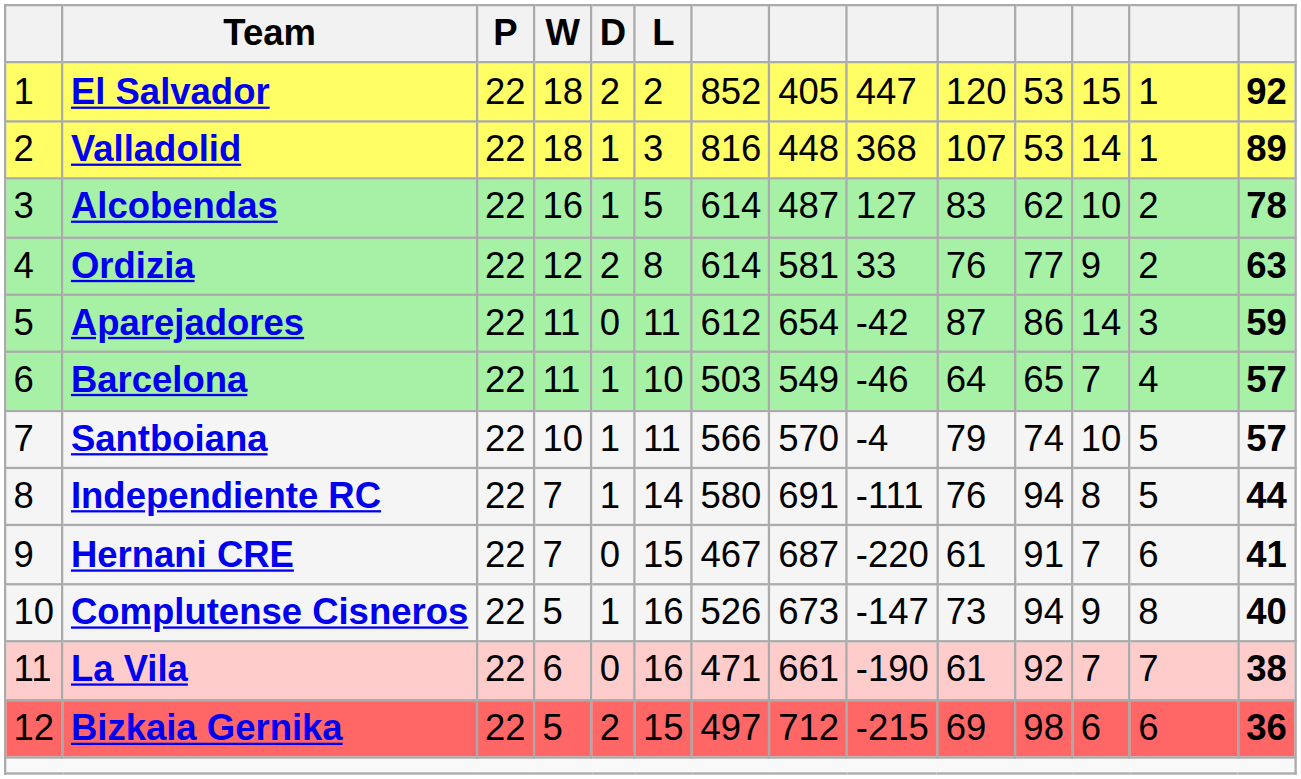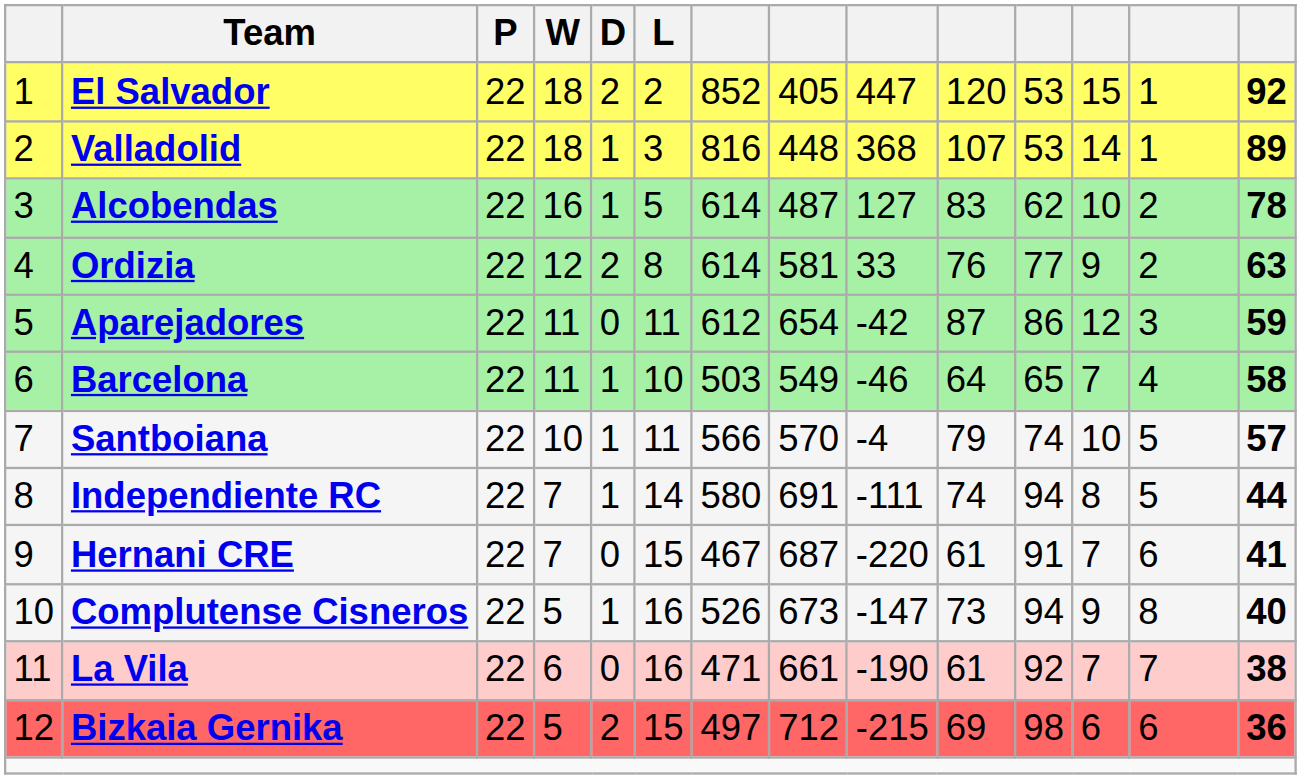(1101, 322) 14 -> (1101, 322) 12
(1266, 380) 57 -> (1266, 380) 58
(966, 496) 76 -> (966, 496) 74
